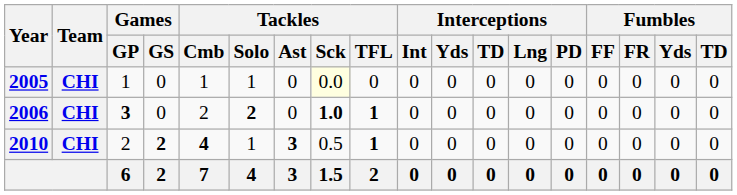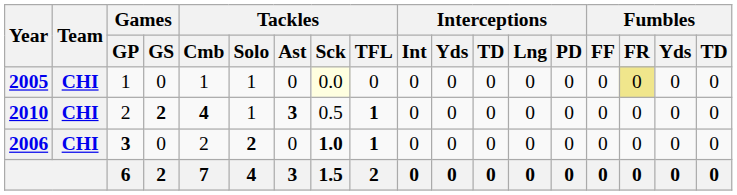(637, 81) no background -> (637, 81) khaki background
rows swapped: (29, 112) <-> (29, 143)
